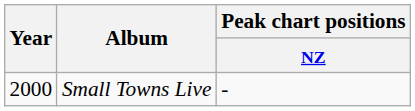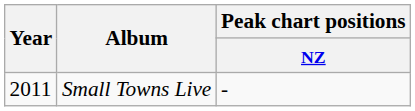(31, 88) 2000 -> (30, 88) 2011
